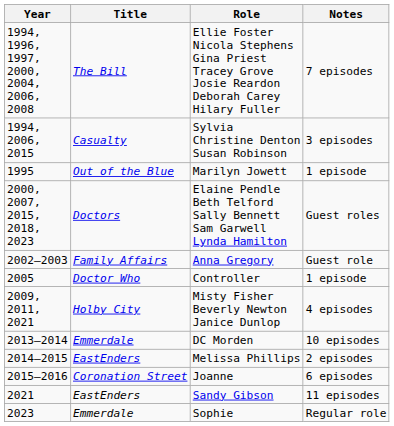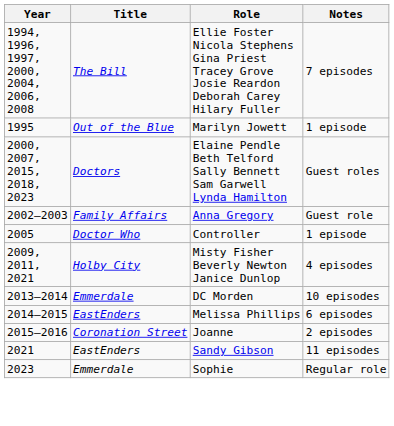- row: (247, 140)
(339, 358) 2 episodes -> (339, 314) 6 episodes
(339, 376) 6 episodes -> (339, 332) 2 episodes
